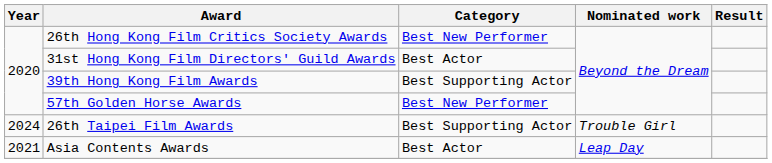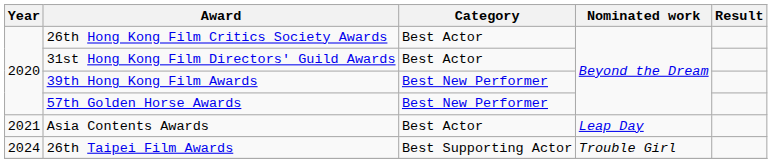(475, 38) Best New Performer -> (443, 38) Best Actor
(487, 82) Best Supporting Actor -> (475, 82) Best New Performer
rows swapped: (128, 148) <-> (140, 126)
